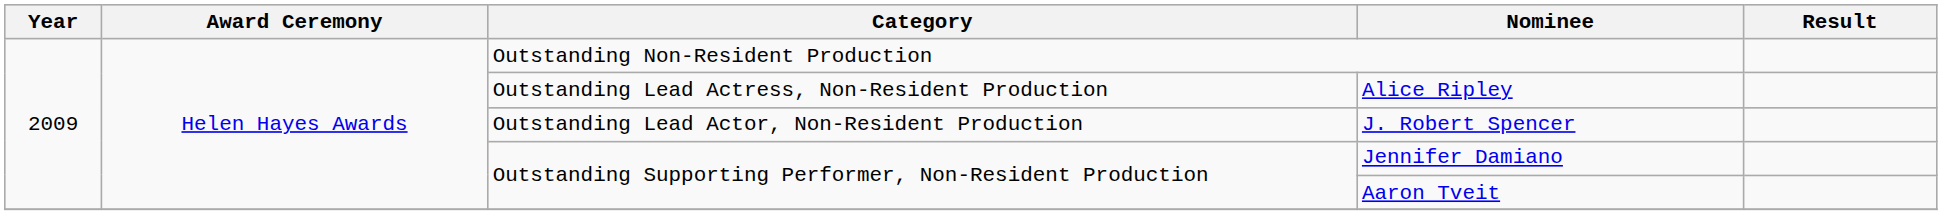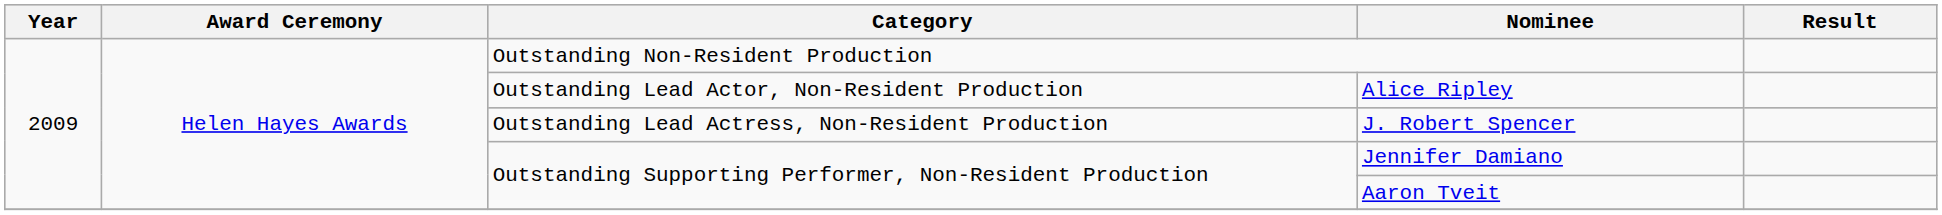(800, 90) Outstanding Lead Actress, Non-Resident Production -> (788, 90) Outstanding Lead Actor, Non-Resident Production
(788, 124) Outstanding Lead Actor, Non-Resident Production -> (800, 124) Outstanding Lead Actress, Non-Resident Production
